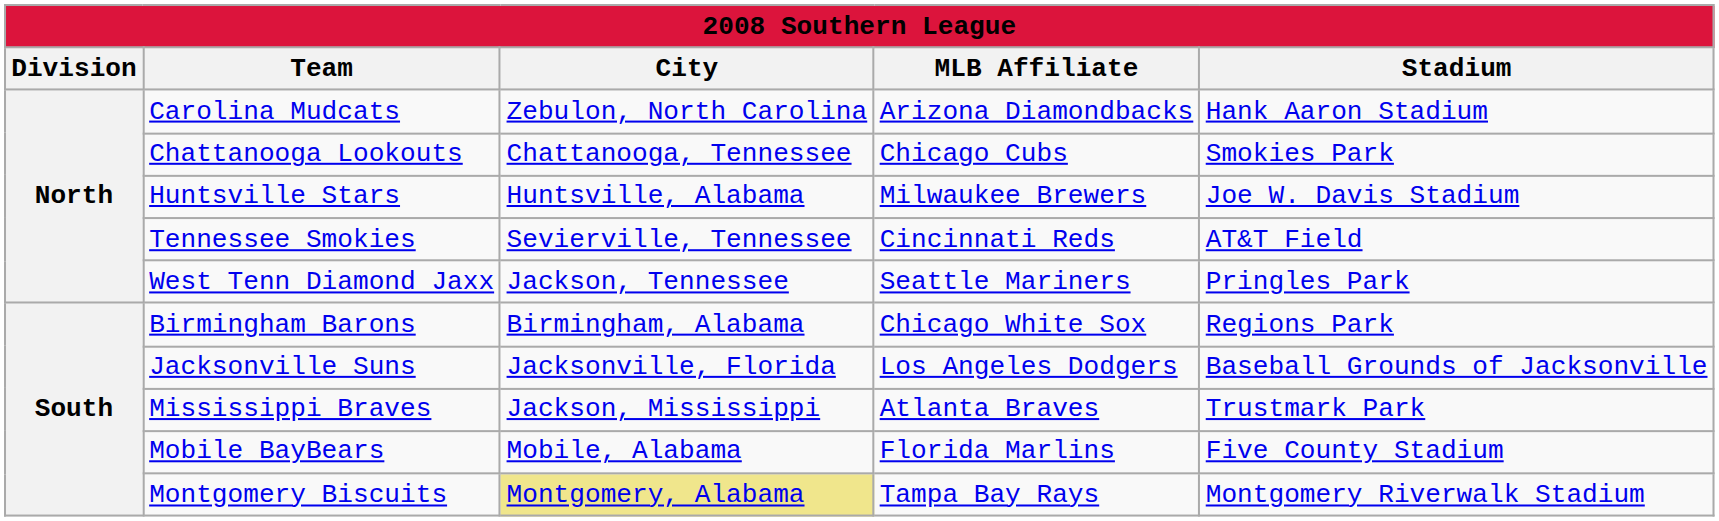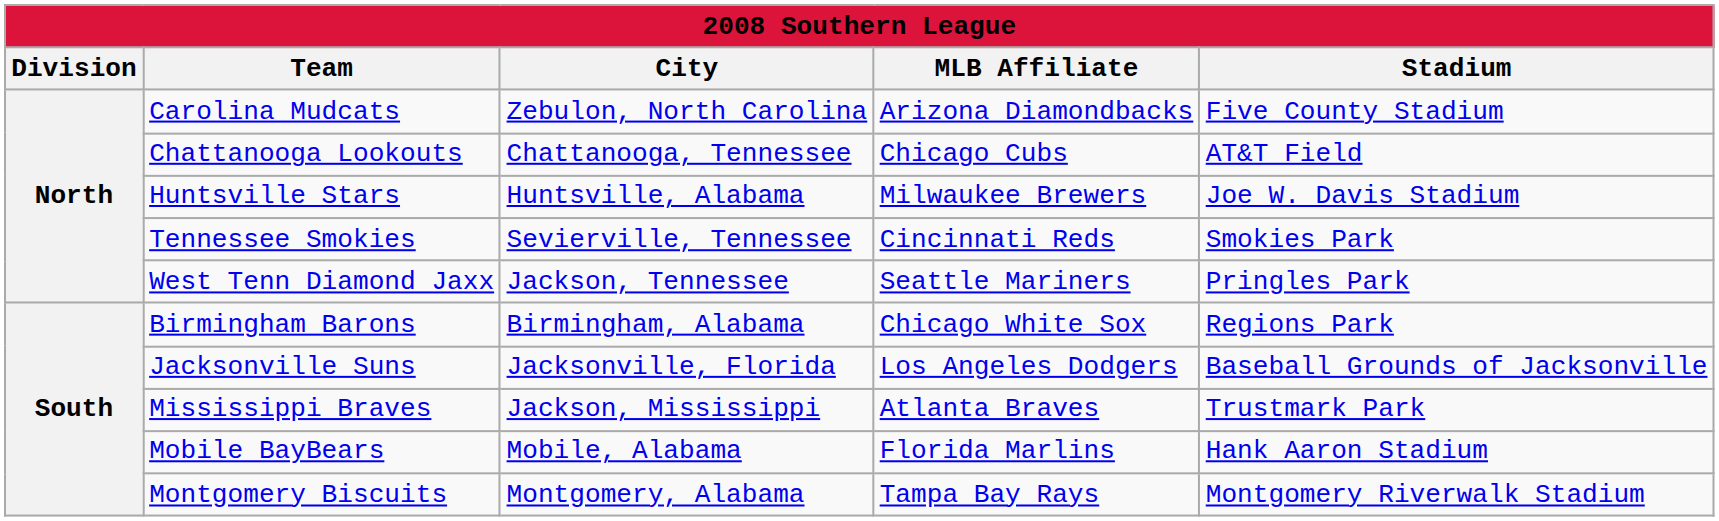(1347, 111) Hank Aaron Stadium -> (1355, 111) Five County Stadium
(1300, 154) Smokies Park -> (1284, 154) AT&T Field
(1284, 239) AT&T Field -> (1300, 239) Smokies Park
(1355, 452) Five County Stadium -> (1347, 452) Hank Aaron Stadium
(656, 495) khaki background -> (656, 495) no background
